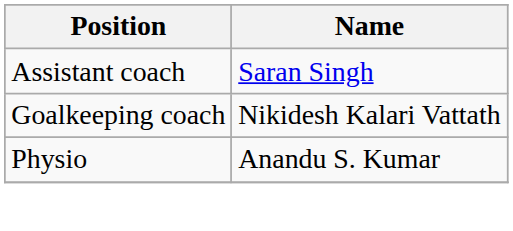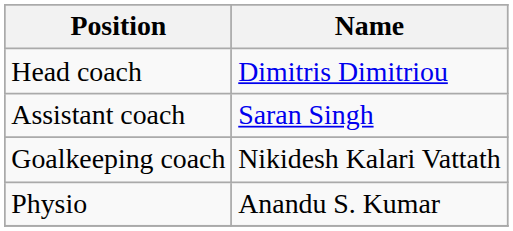+ row: (77, 70)
